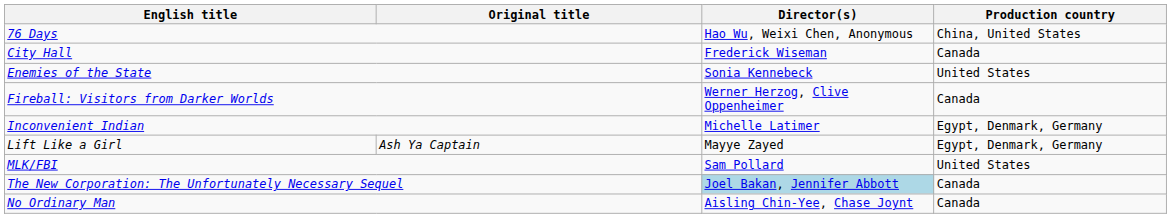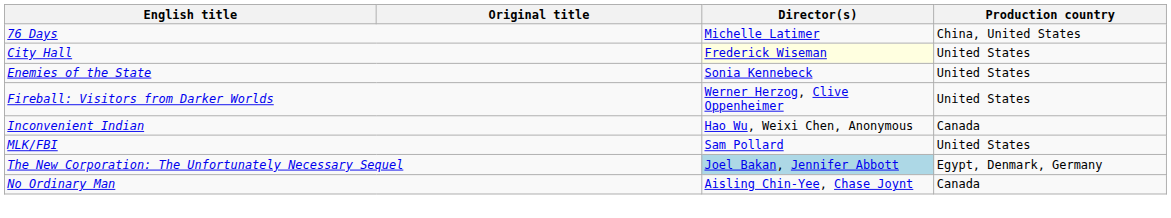(809, 34) Hao Wu, Weixi Chen, Anonymous -> (762, 34) Michelle Latimer
(766, 53) no background -> (766, 53) lightyellow background
(958, 53) Canada -> (984, 53) United States
(958, 99) Canada -> (984, 99) United States
(762, 125) Michelle Latimer -> (809, 125) Hao Wu, Weixi Chen, Anonymous
(1020, 125) Egypt, Denmark, Germany -> (958, 125) Canada
- row: (65, 145)
(958, 184) Canada -> (1020, 164) Egypt, Denmark, Germany
